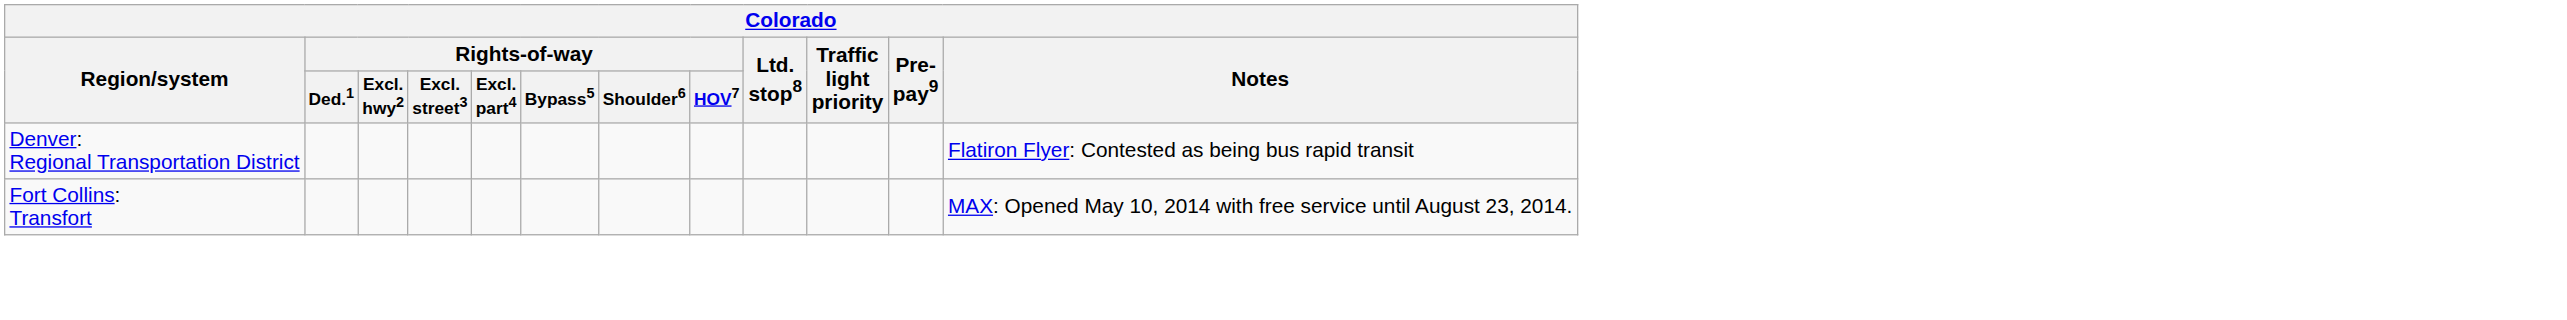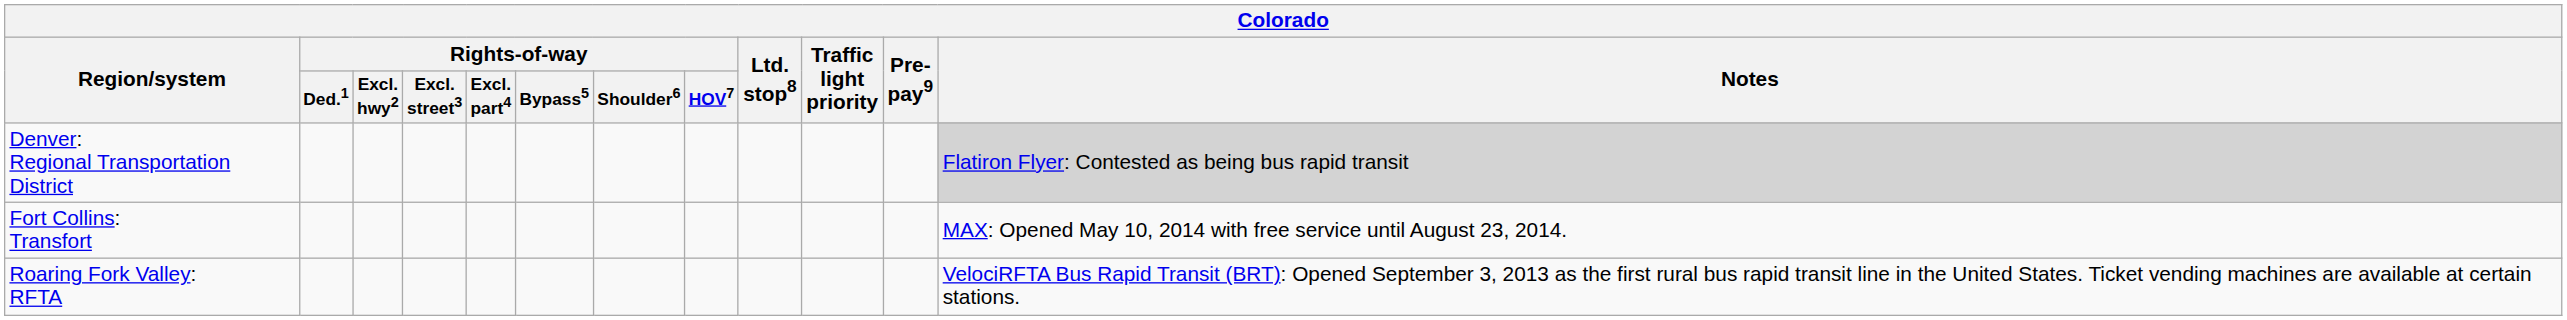(1181, 150) no background -> (1176, 162) lightgrey background
+ row: (103, 286)
